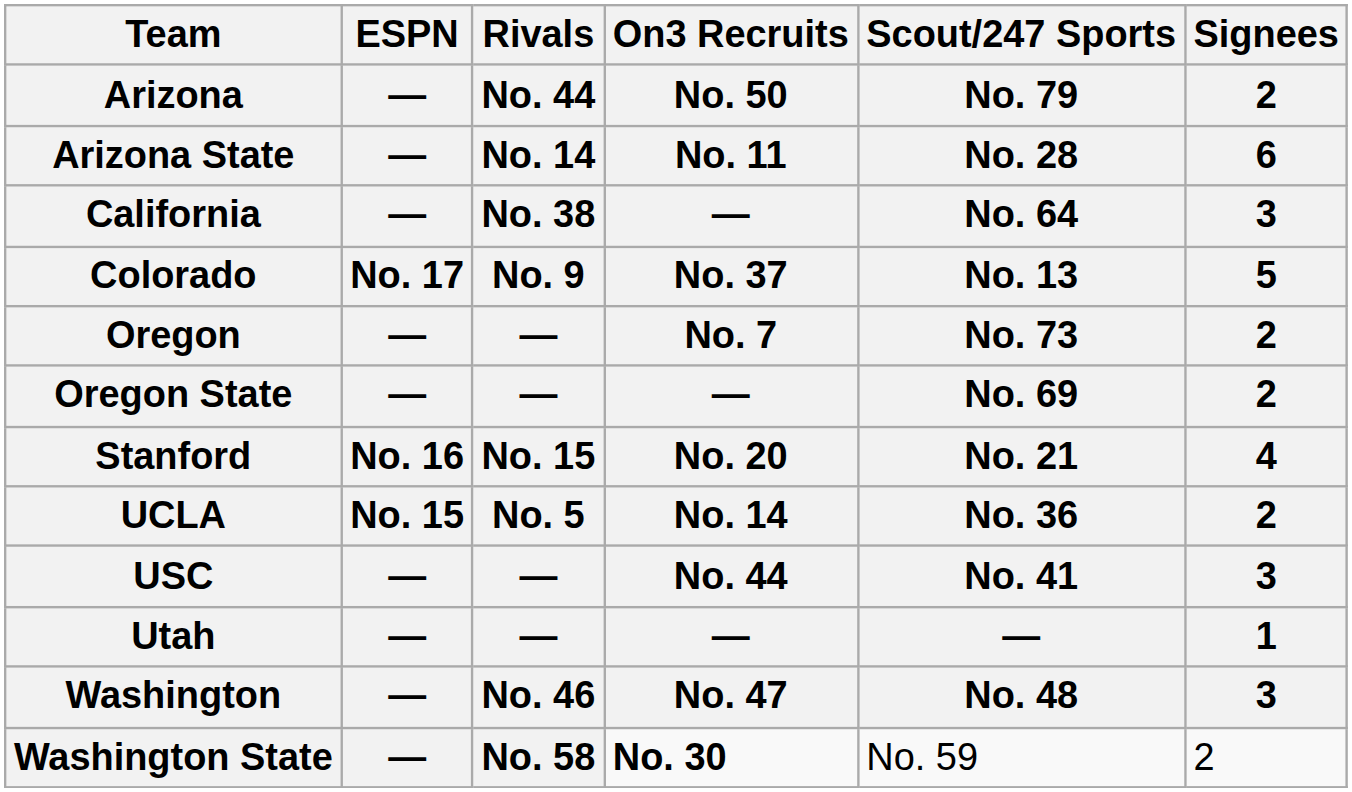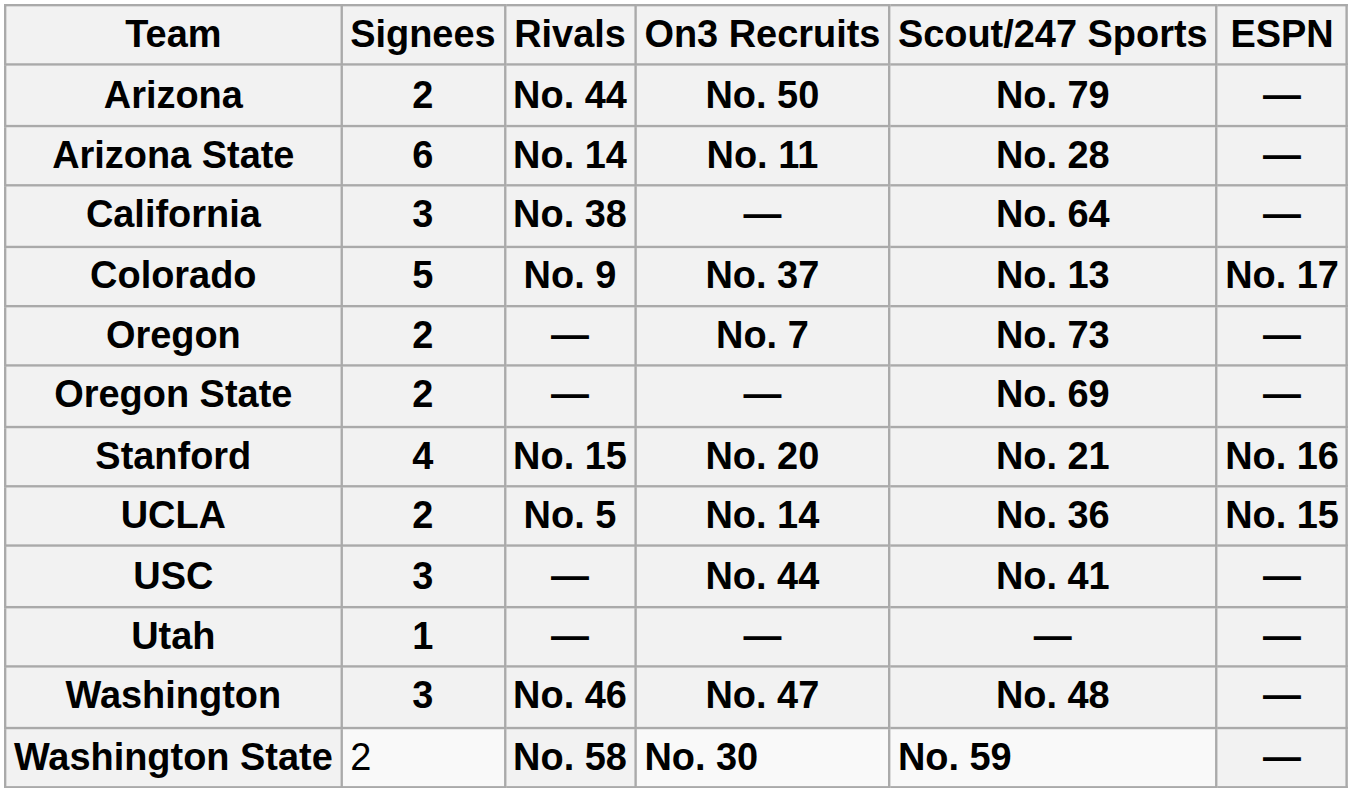columns swapped: (407, 696) <-> (1266, 696)
(922, 756) normal -> (955, 756) bold
